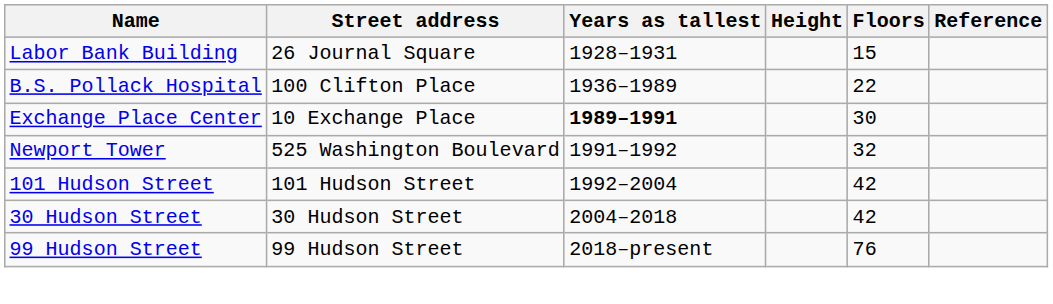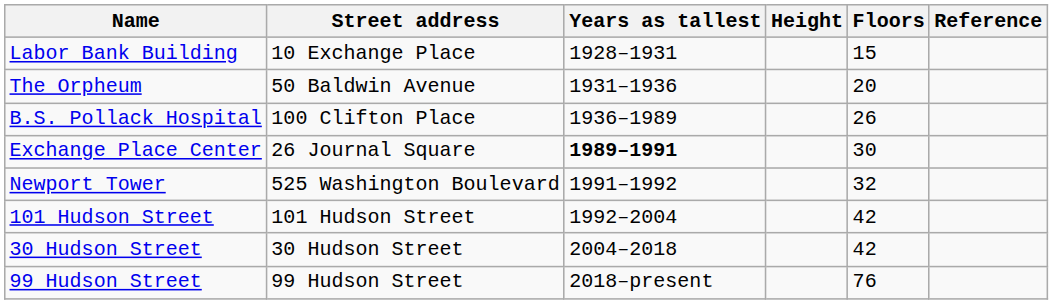(373, 54) 26 Journal Square -> (373, 54) 10 Exchange Place
+ row: (76, 86)
(865, 86) 22 -> (865, 119) 26
(373, 119) 10 Exchange Place -> (373, 152) 26 Journal Square
